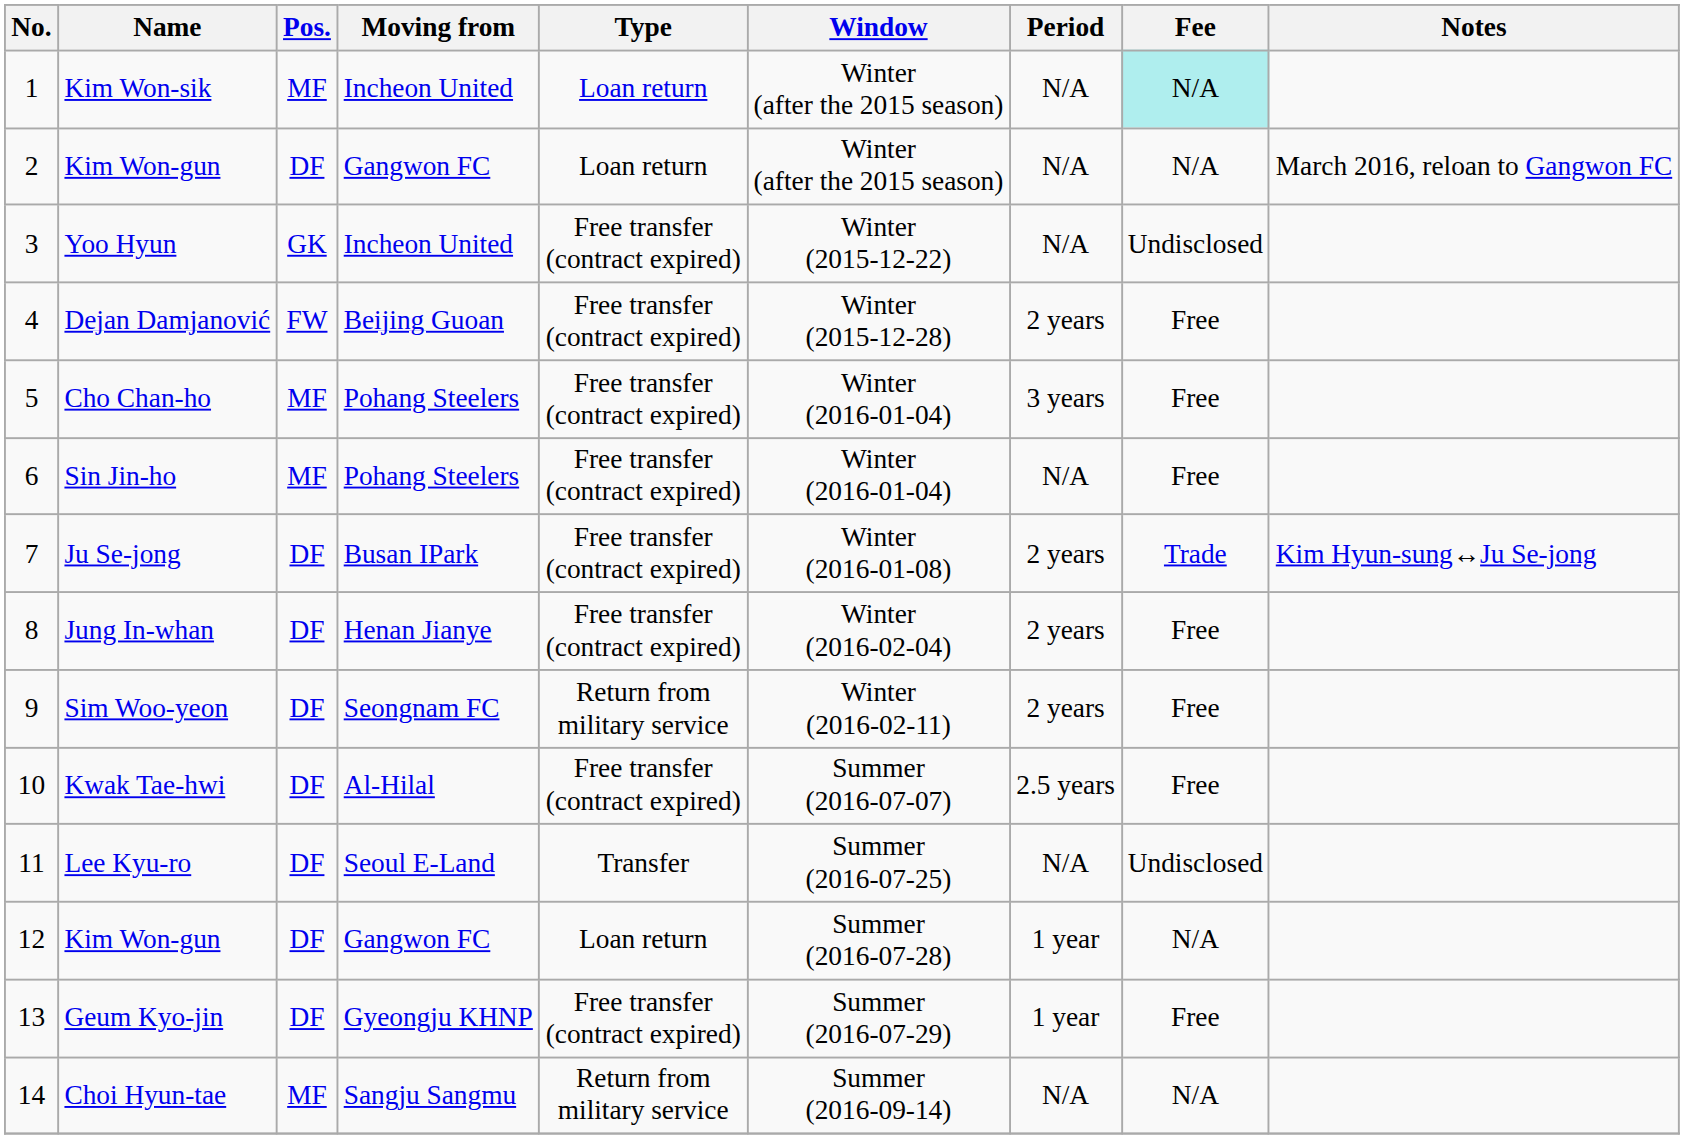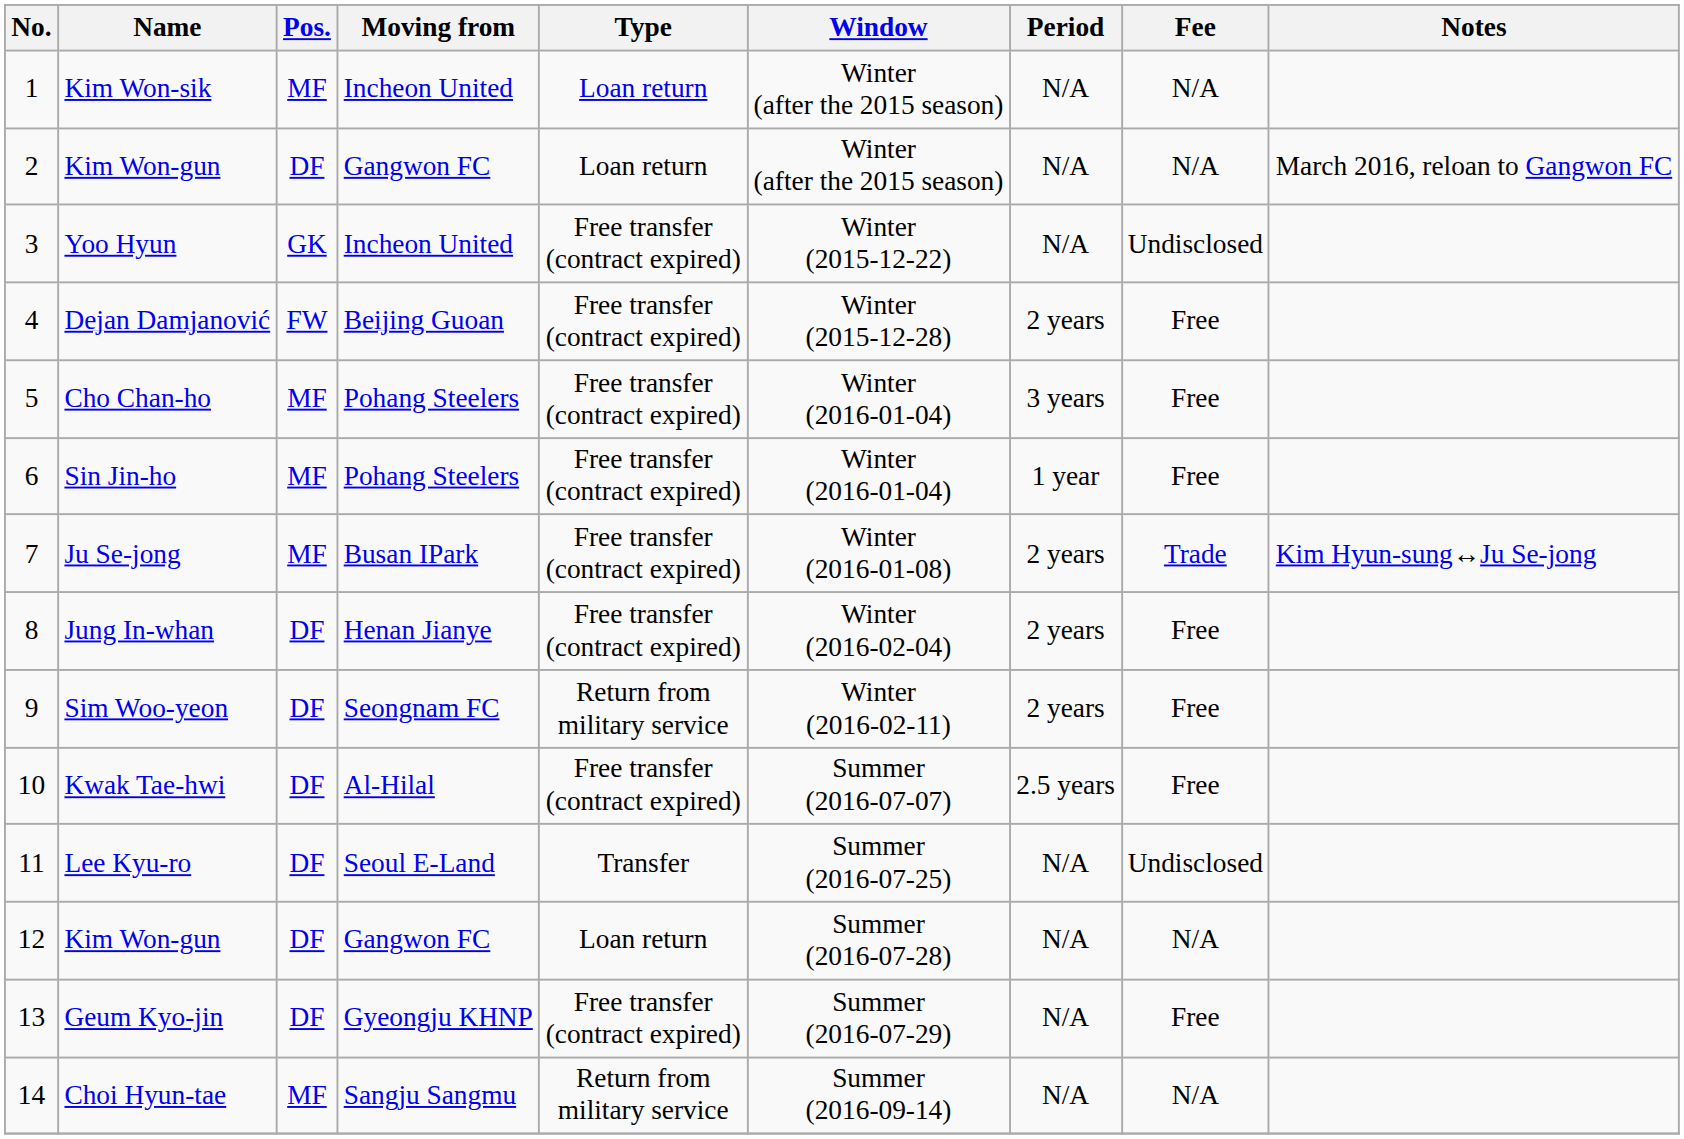(1195, 88) paleturquoise background -> (1195, 88) no background
(1066, 475) N/A -> (1066, 475) 1 year
(307, 553) DF -> (307, 553) MF
(1066, 940) 1 year -> (1066, 940) N/A
(1066, 1017) 1 year -> (1066, 1017) N/A
